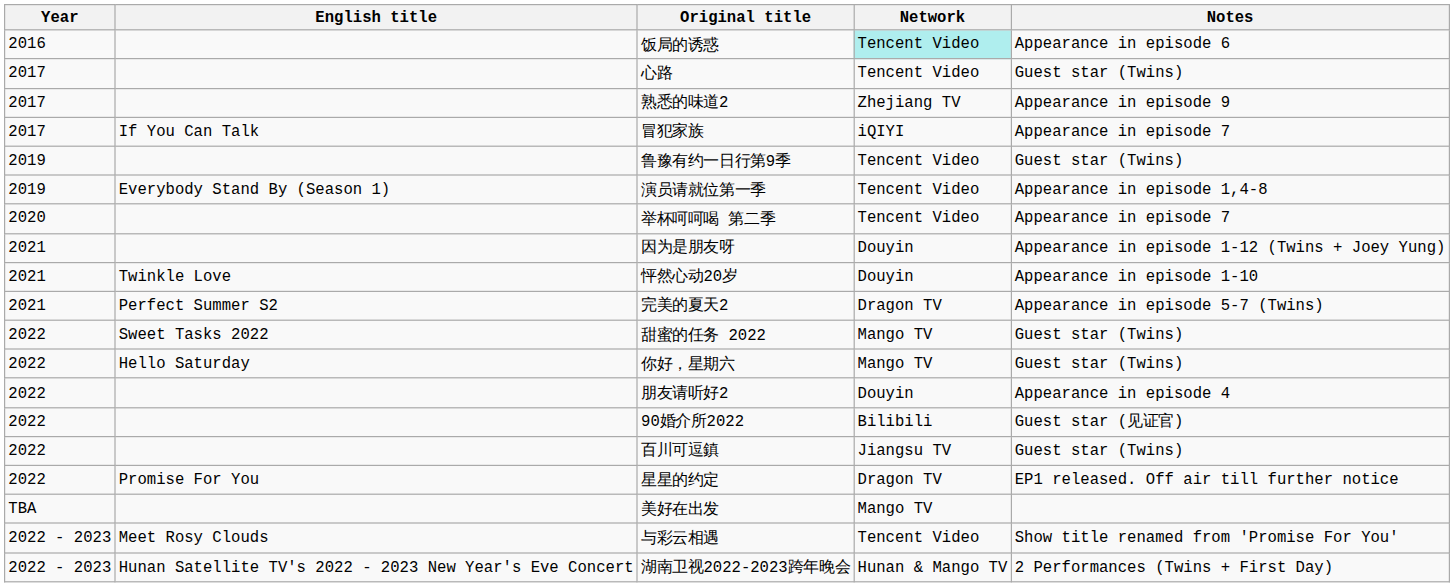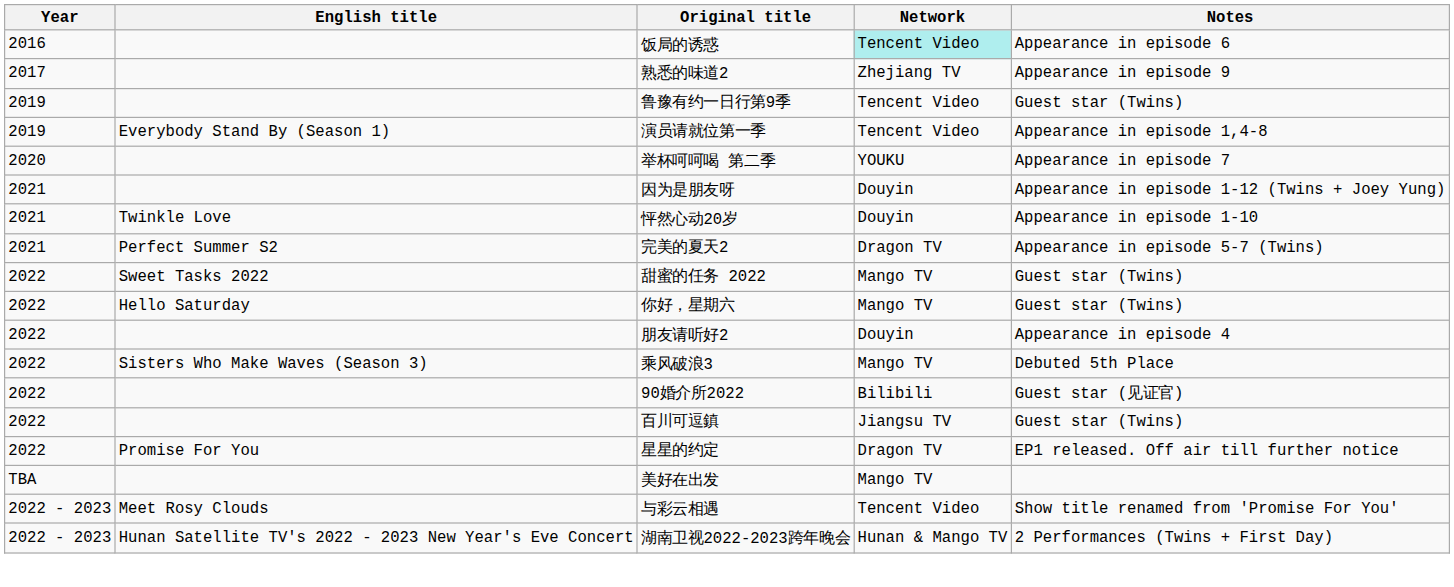- row: (657, 74)
- row: (672, 132)
(918, 219) Tencent Video -> (881, 161) YOUKU
+ row: (677, 364)
